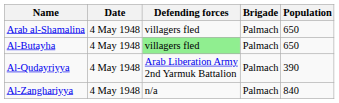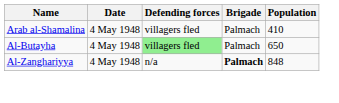(291, 29) 650 -> (276, 29) 410
- row: (38, 68)
(261, 90) normal -> (244, 62) bold
(291, 90) 840 -> (276, 62) 848
